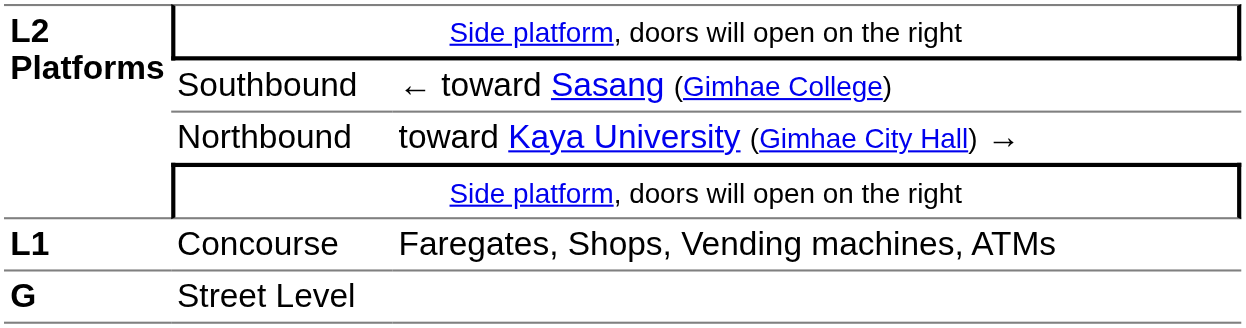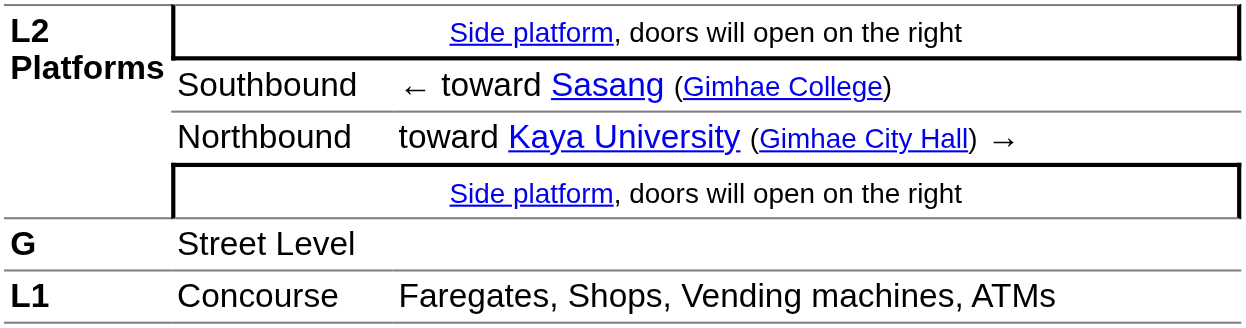rows swapped: (258, 243) <-> (266, 296)
